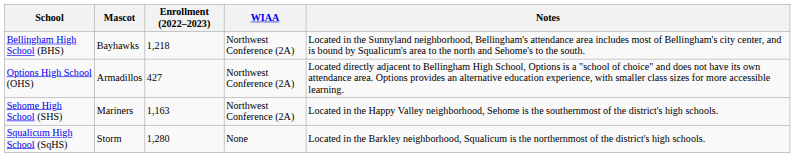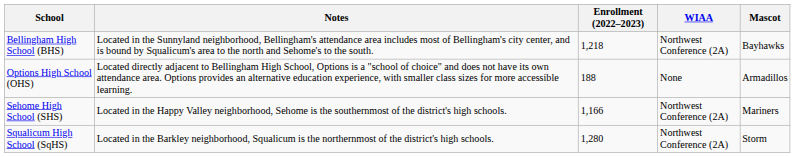columns swapped: (120, 18) <-> (548, 18)
(154, 78) 427 -> (588, 78) 188
(260, 78) Northwest Conference (2A) -> (671, 78) None
(158, 111) 1,163 -> (592, 111) 1,166
(237, 138) None -> (694, 138) Northwest Conference (2A)
